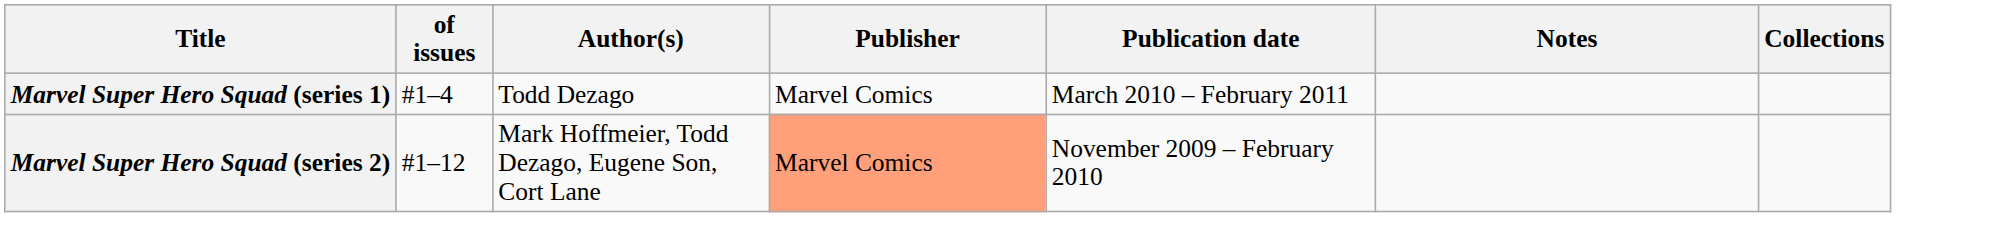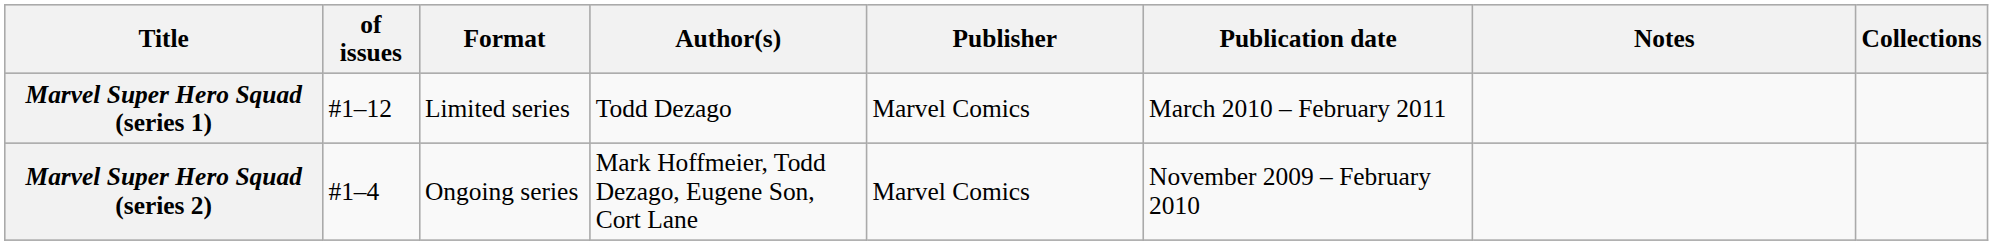+ column: (504, 38)
(427, 93) #1–4 -> (360, 107) #1–12
(434, 162) #1–12 -> (354, 191) #1–4
(854, 162) lightsalmon background -> (951, 191) no background
